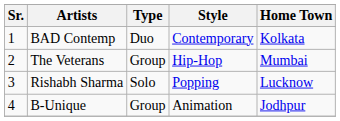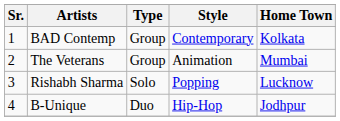(142, 37) Duo -> (148, 37) Group
(197, 60) Hip-Hop -> (202, 60) Animation
(148, 104) Group -> (142, 104) Duo
(202, 104) Animation -> (197, 104) Hip-Hop
